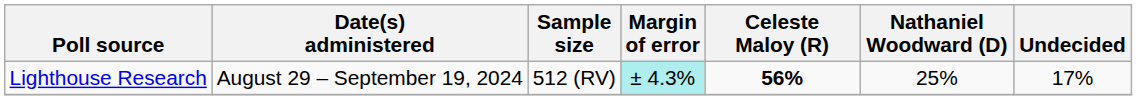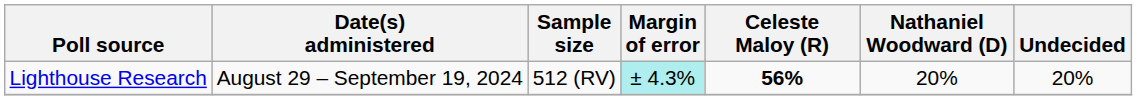(937, 78) 25% -> (937, 78) 20%
(1073, 78) 17% -> (1073, 78) 20%
